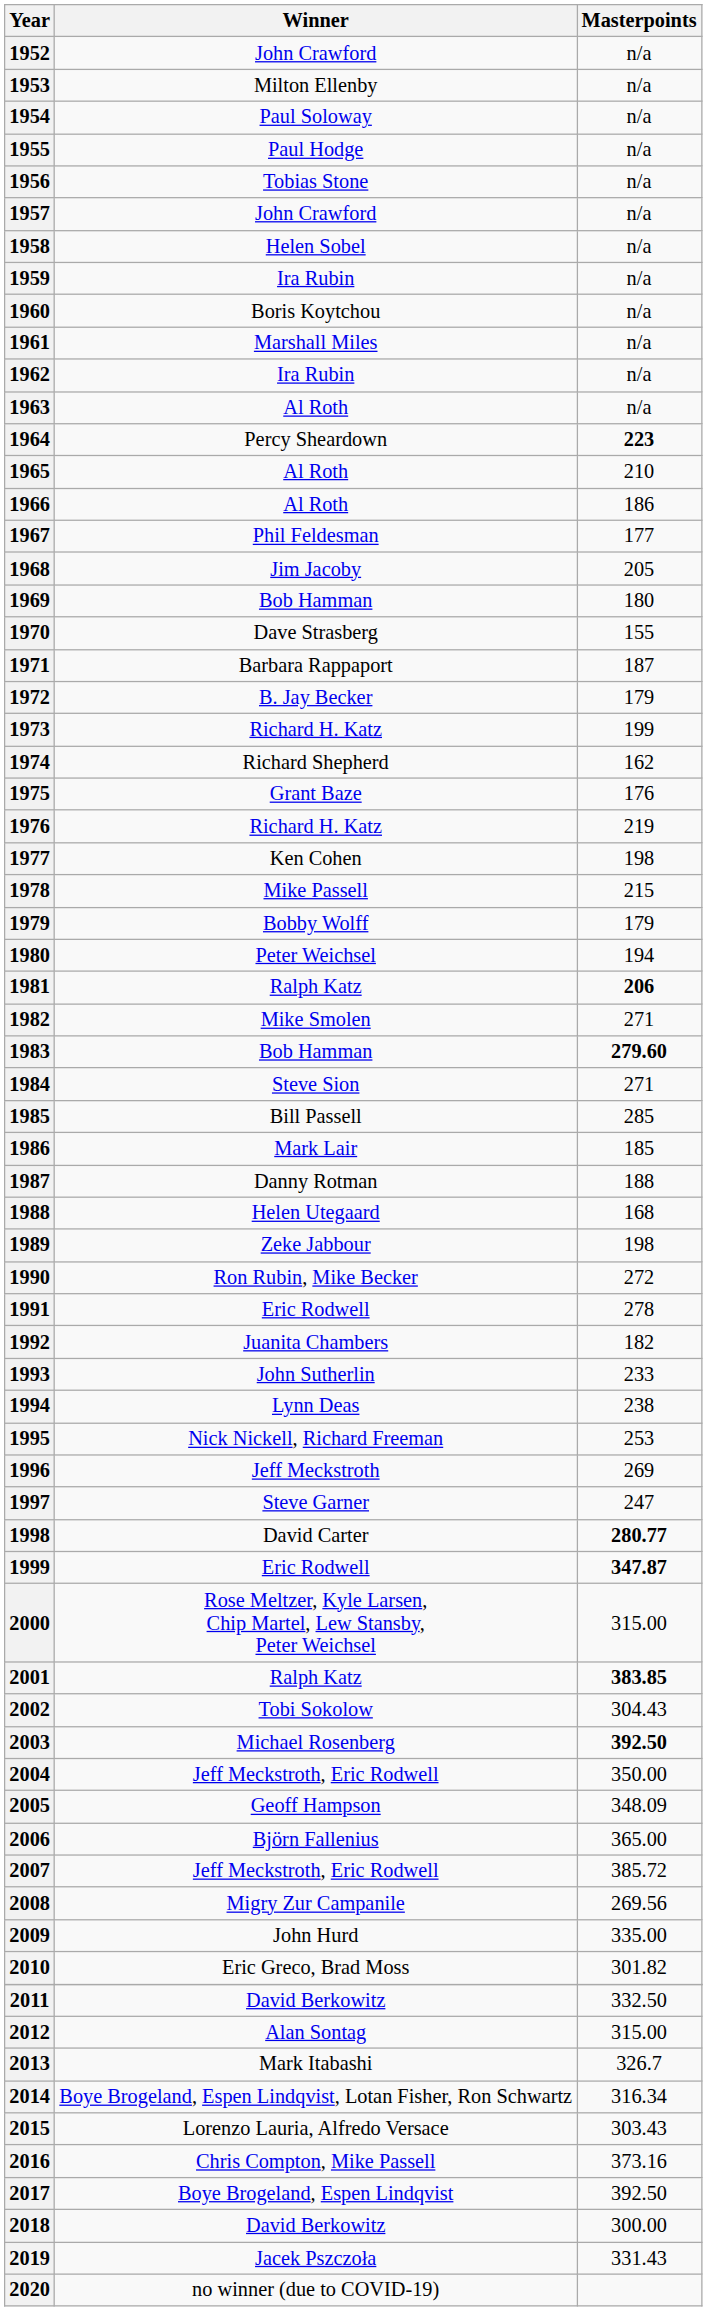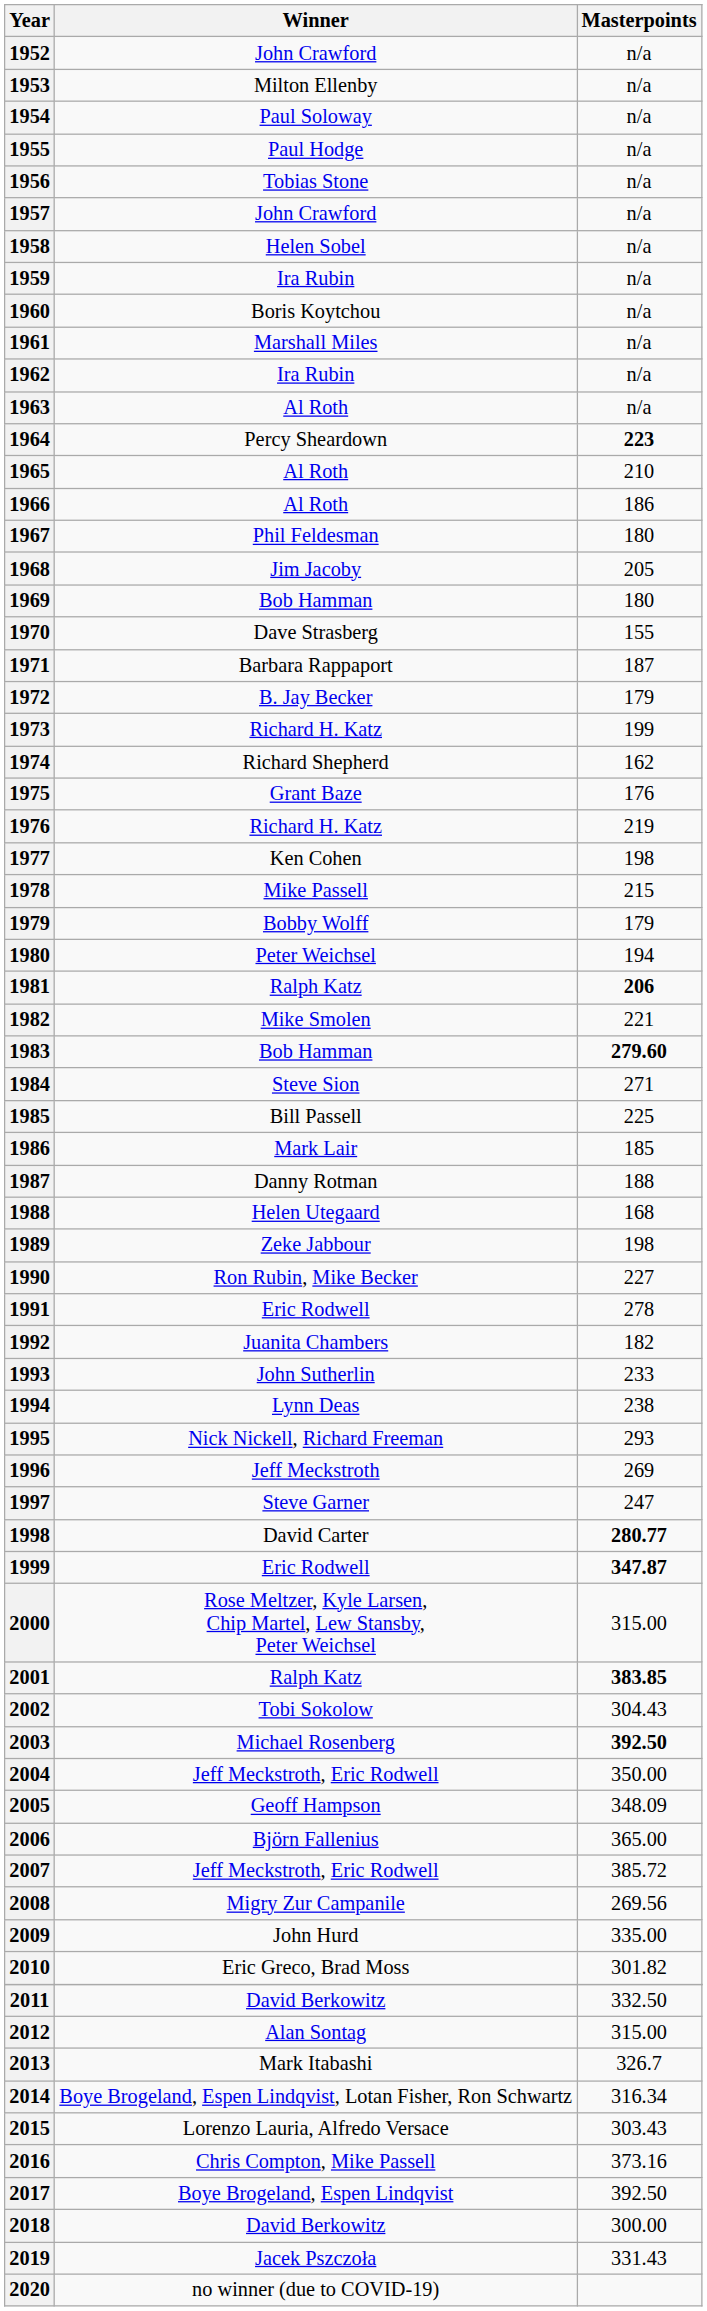(639, 536) 177 -> (639, 536) 180
(639, 1019) 271 -> (639, 1019) 221
(639, 1116) 285 -> (639, 1116) 225
(639, 1277) 272 -> (639, 1277) 227
(639, 1438) 253 -> (639, 1438) 293
